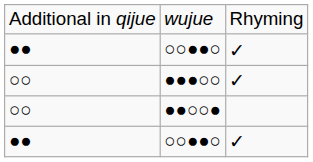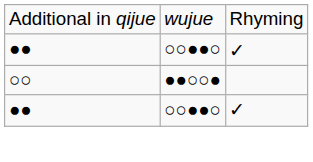- row: (20, 80)
